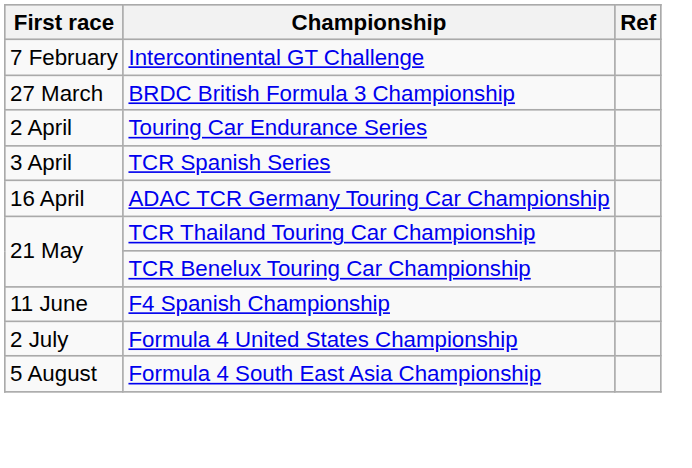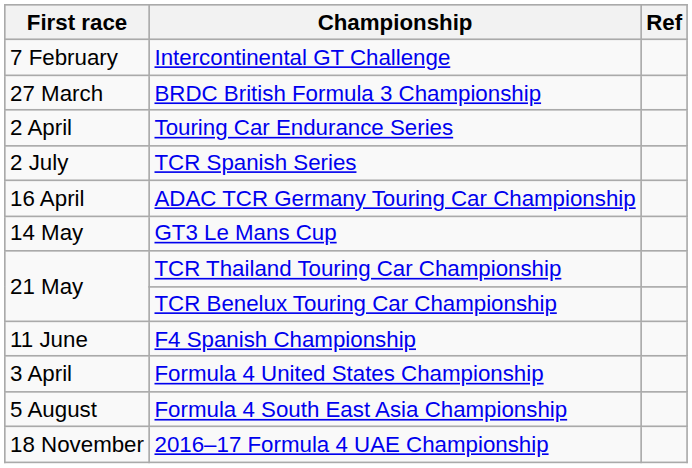(41, 163) 3 April -> (39, 163) 2 July
+ row: (246, 233)
(39, 338) 2 July -> (41, 374) 3 April
+ row: (352, 444)
